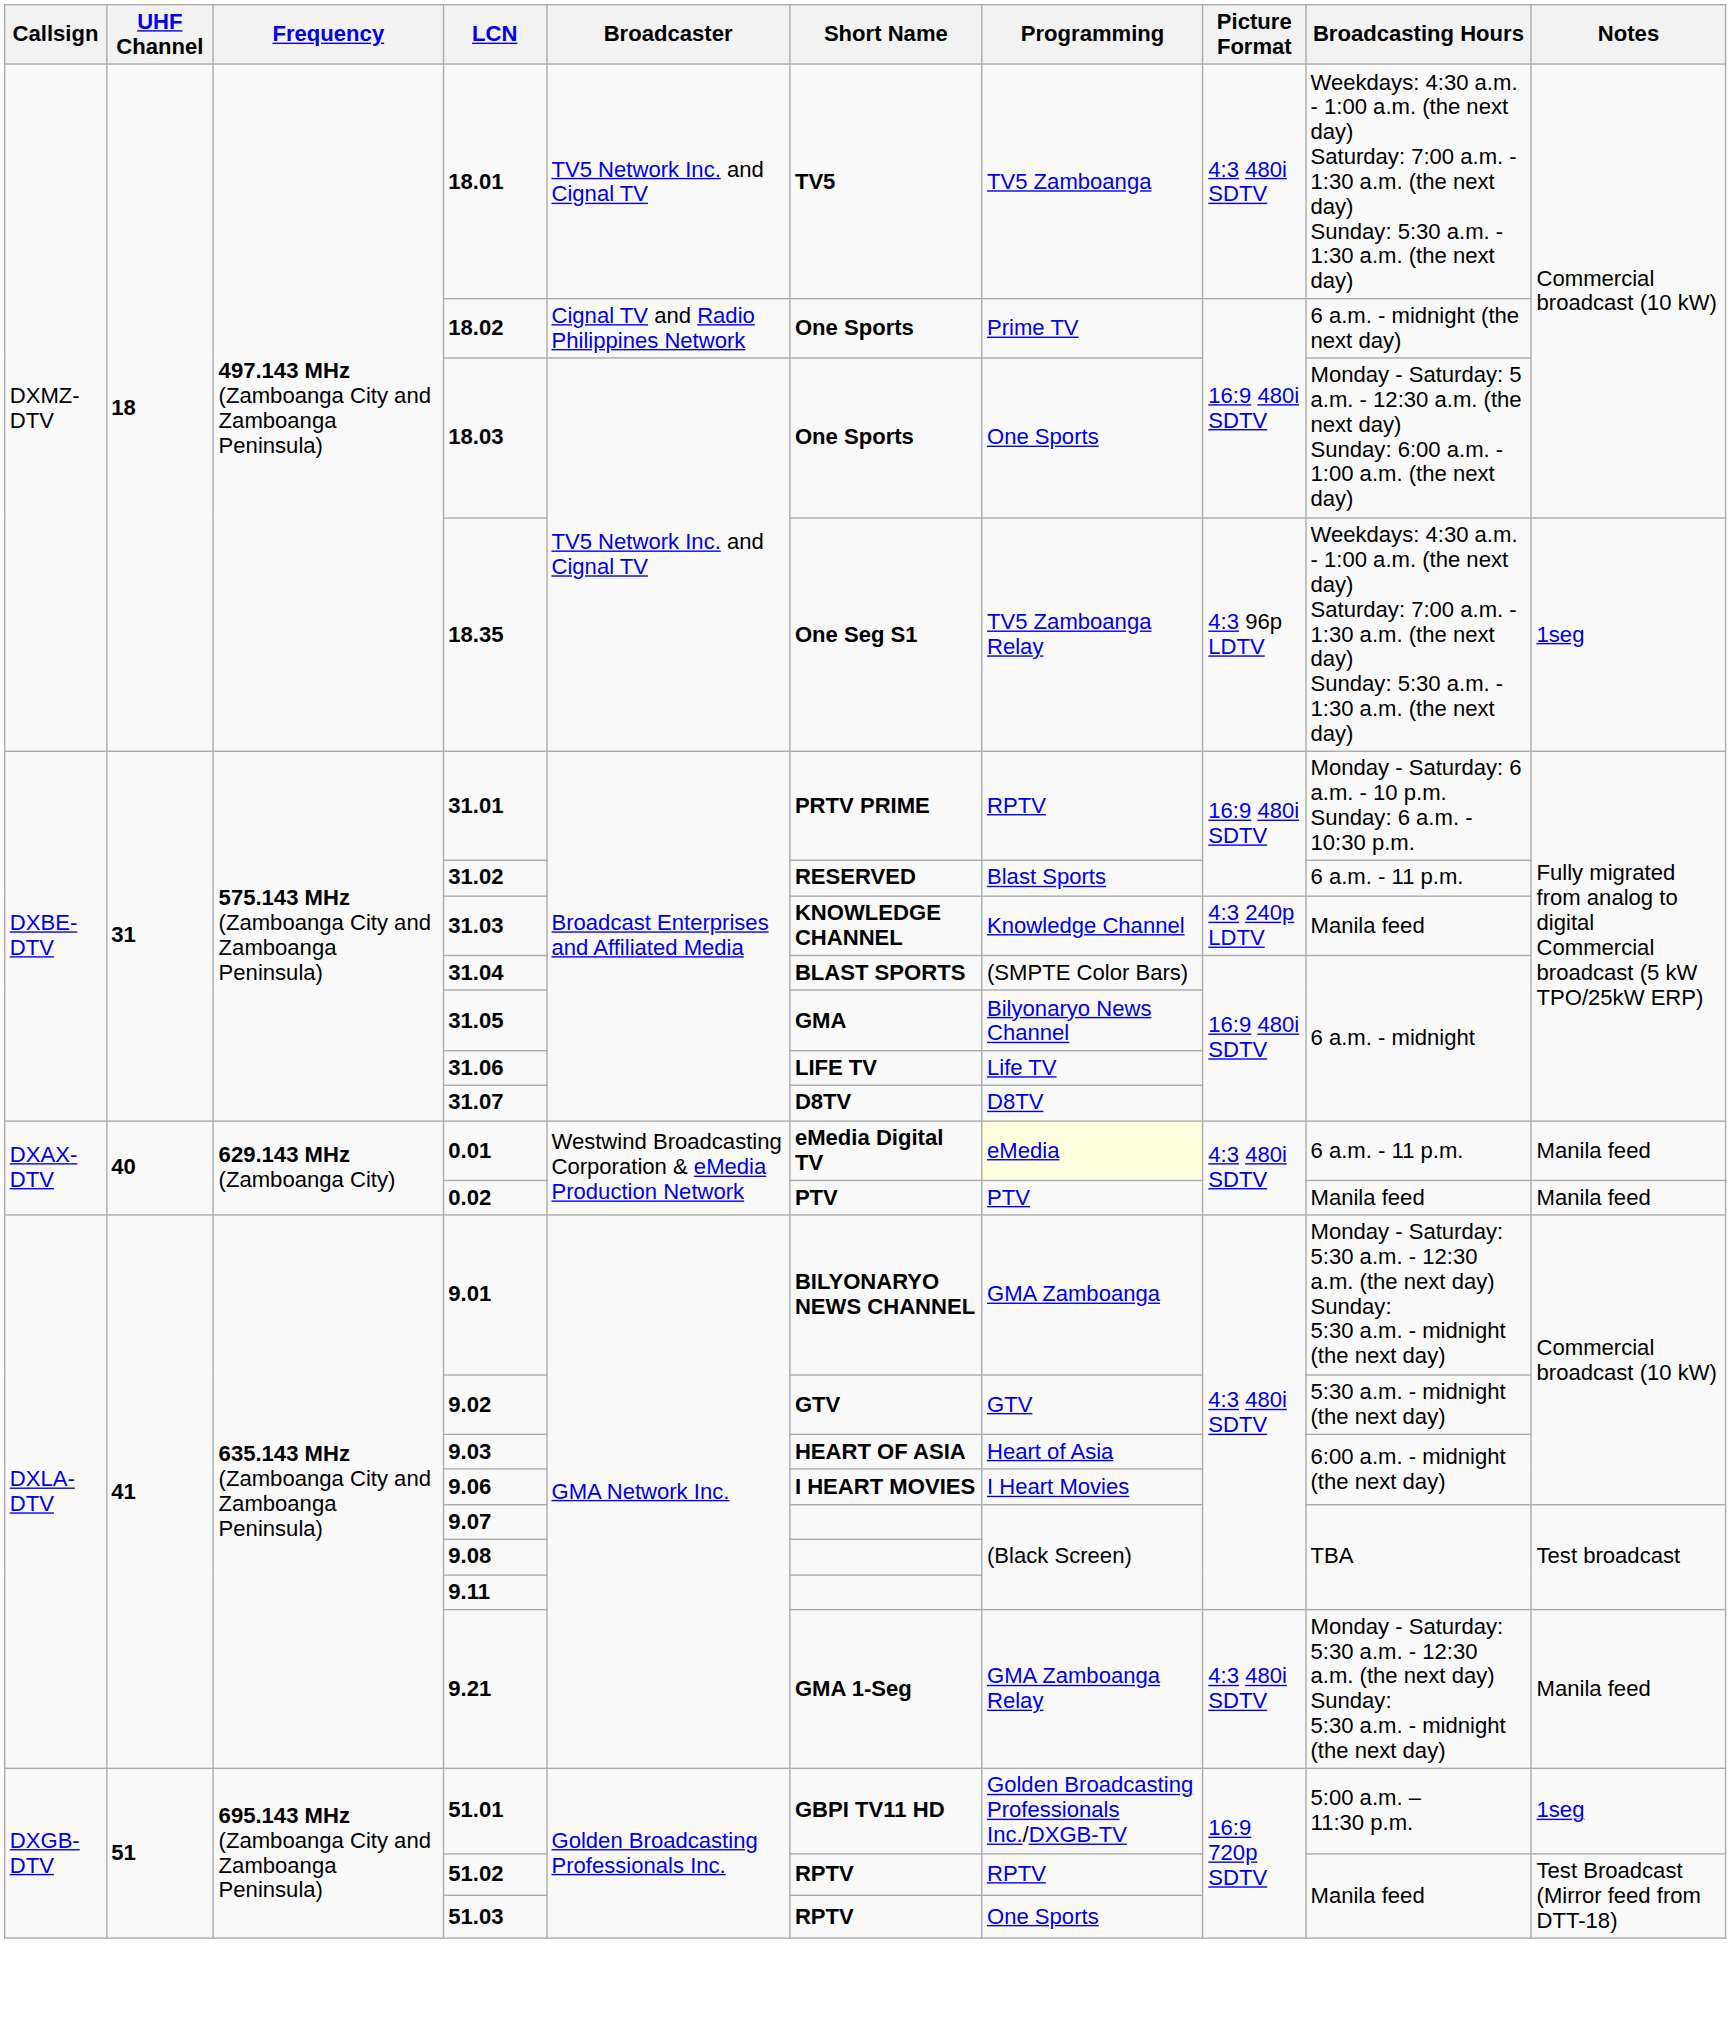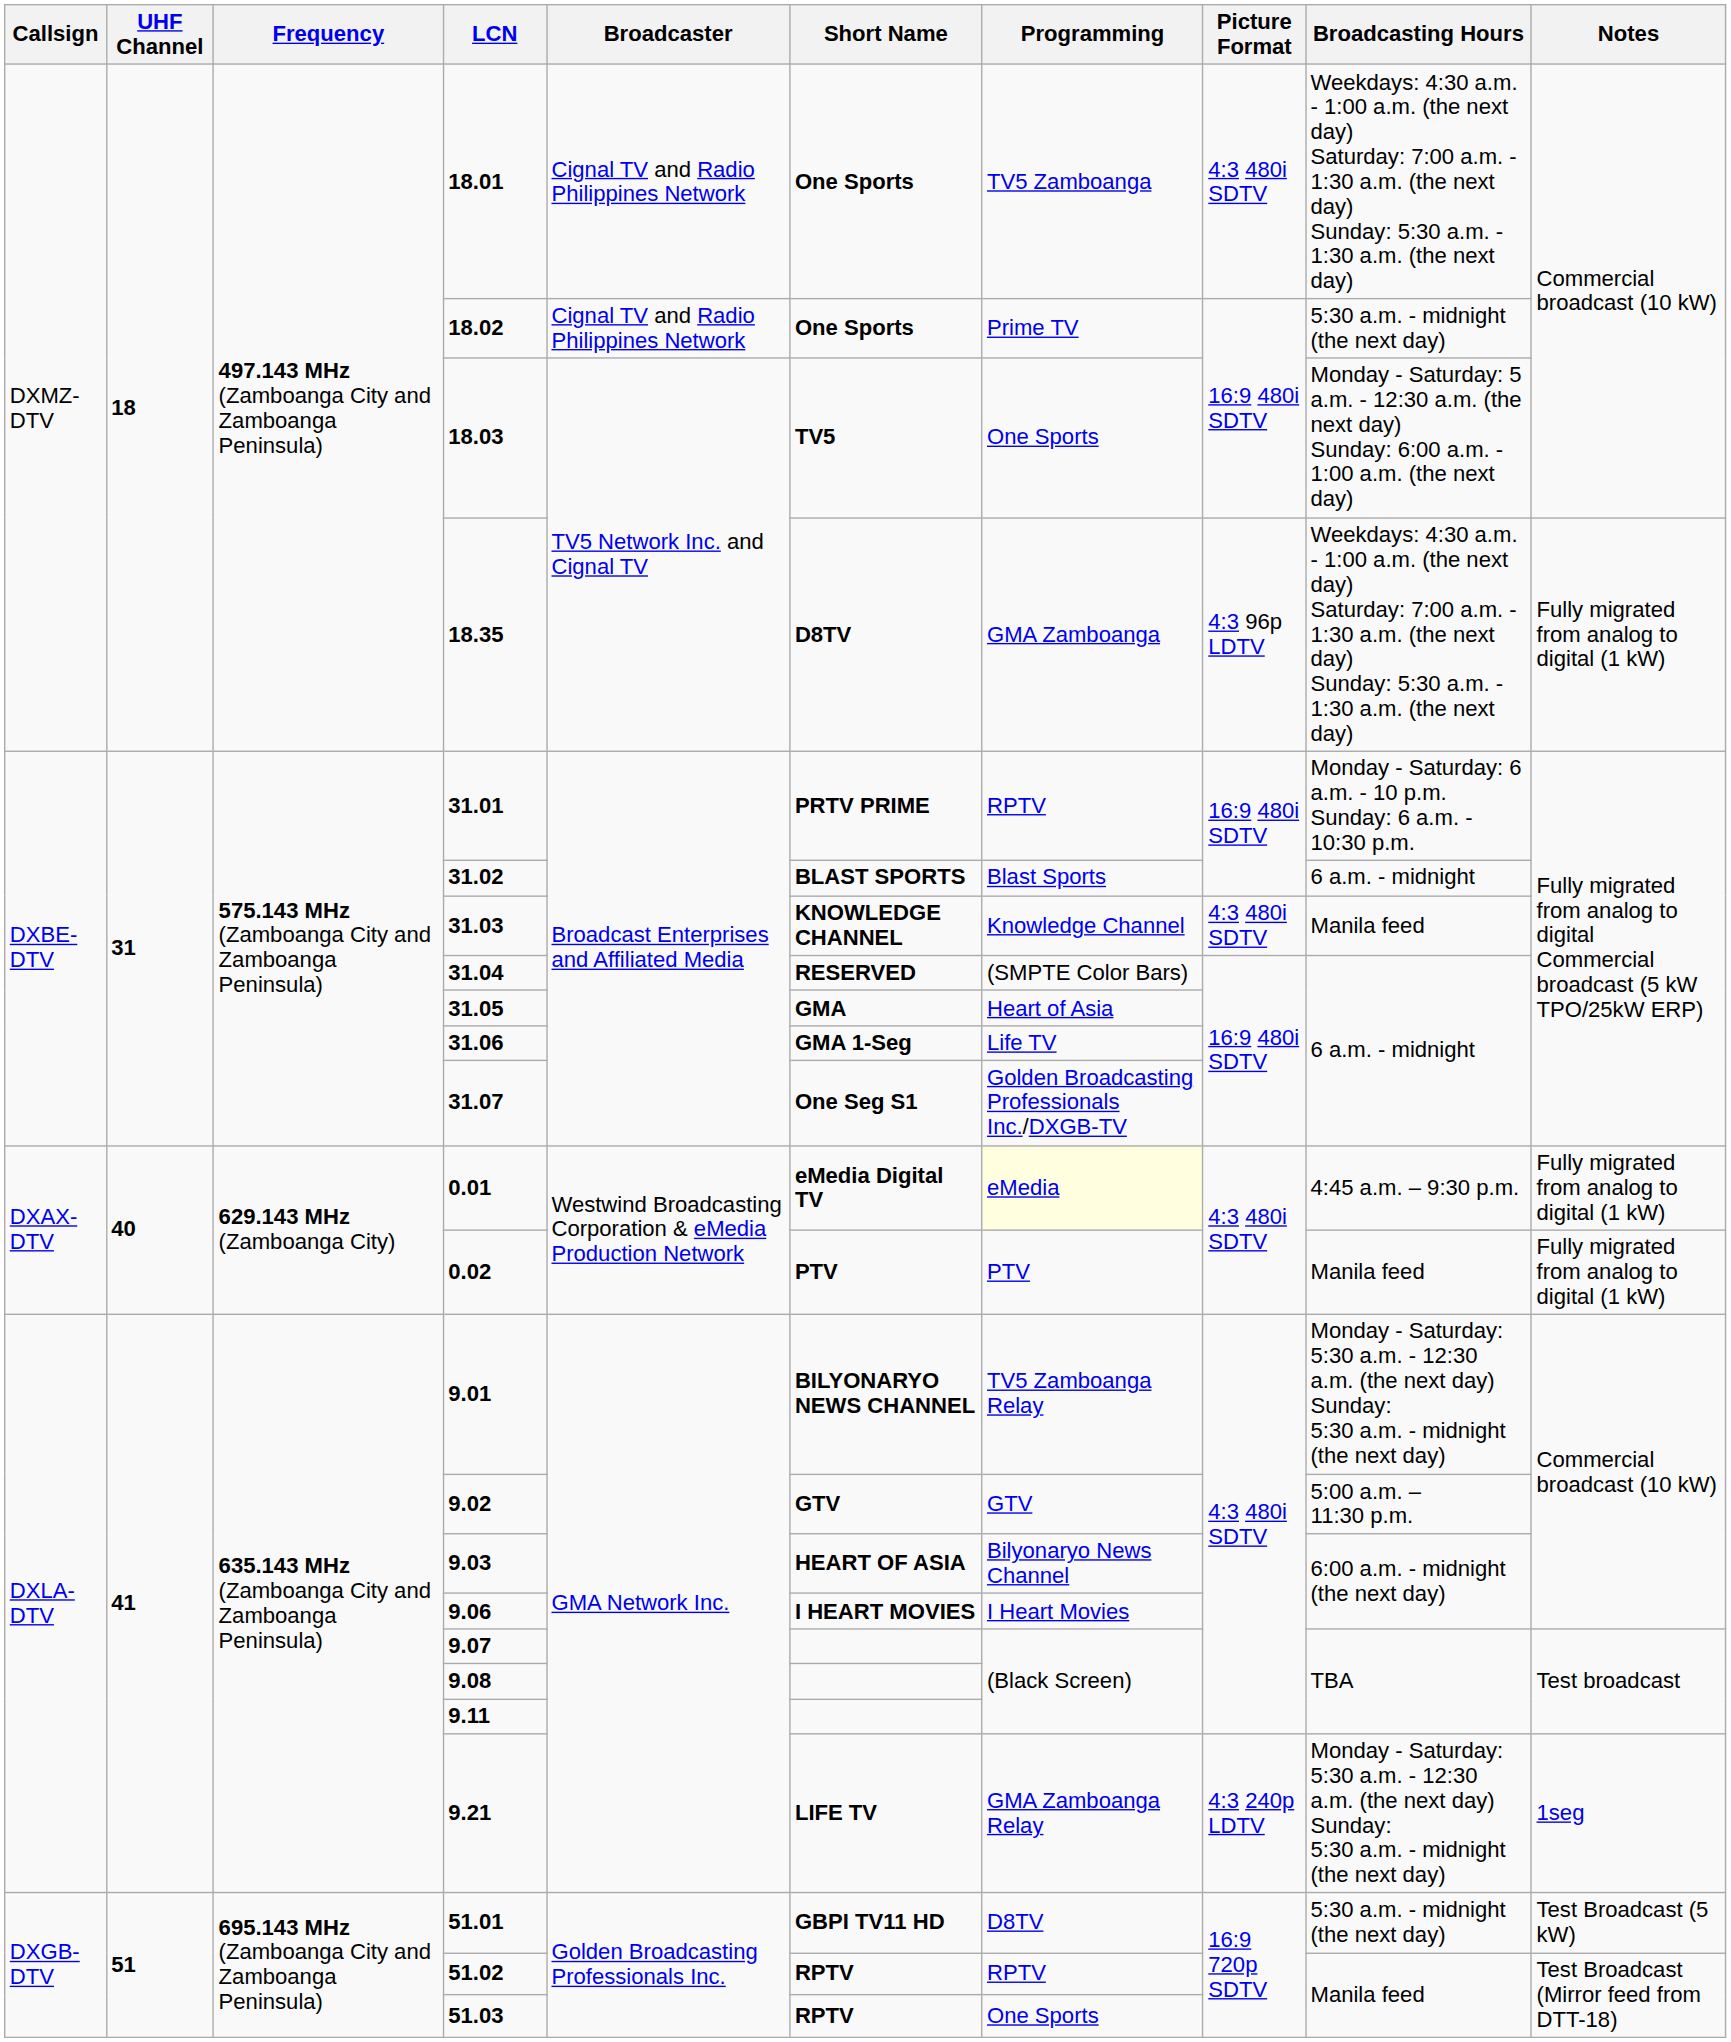(658, 181) TV5 Network Inc. and Cignal TV -> (653, 181) Cignal TV and Radio Philippines Network
(815, 181) TV5 -> (854, 181) One Sports
(1415, 328) 6 a.m. - midnight (the next day) -> (1408, 328) 5:30 a.m. - midnight (the next day)
(854, 437) One Sports -> (815, 437) TV5
(856, 634) One Seg S1 -> (823, 634) D8TV
(1069, 634) TV5 Zamboanga Relay -> (1074, 634) GMA Zamboanga
(1560, 634) 1seg -> (1607, 634) Fully migrated from analog to digital (1 kW)
(855, 877) RESERVED -> (880, 877) BLAST SPORTS
(1387, 877) 6 a.m. - 11 p.m. -> (1393, 877) 6 a.m. - midnight
(1251, 925) 4:3 240p LDTV -> (1248, 925) 4:3 480i SDTV
(880, 972) BLAST SPORTS -> (855, 972) RESERVED
(1069, 1020) Bilyonaryo News Channel -> (1050, 1007) Heart of Asia
(836, 1067) LIFE TV -> (853, 1042) GMA 1-Seg
(823, 1102) D8TV -> (856, 1102) One Seg S1
(1015, 1102) D8TV -> (1090, 1102) Golden Broadcasting Professionals Inc./DXGB-TV
(1387, 1150) 6 a.m. - 11 p.m. -> (1415, 1187) 4:45 a.m. – 9:30 p.m.
(1594, 1150) Manila feed -> (1607, 1187) Fully migrated from analog to digital (1 kW)
(1594, 1197) Manila feed -> (1607, 1272) Fully migrated from analog to digital (1 kW)
(1074, 1294) GMA Zamboanga -> (1069, 1394) TV5 Zamboanga Relay
(1408, 1404) 5:30 a.m. - midnight (the next day) -> (1366, 1503) 5:00 a.m. – 11:30 p.m.
(1050, 1451) Heart of Asia -> (1069, 1563) Bilyonaryo News Channel
(853, 1688) GMA 1-Seg -> (836, 1813) LIFE TV
(1248, 1688) 4:3 480i SDTV -> (1251, 1813) 4:3 240p LDTV
(1594, 1688) Manila feed -> (1560, 1813) 1seg
(1090, 1810) Golden Broadcasting Professionals Inc./DXGB-TV -> (1015, 1922) D8TV
(1366, 1810) 5:00 a.m. – 11:30 p.m. -> (1408, 1922) 5:30 a.m. - midnight (the next day)
(1560, 1810) 1seg -> (1622, 1922) Test Broadcast (5 kW)
